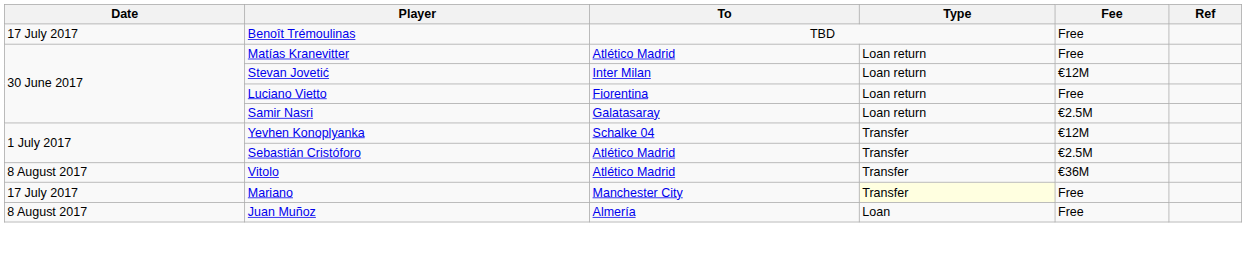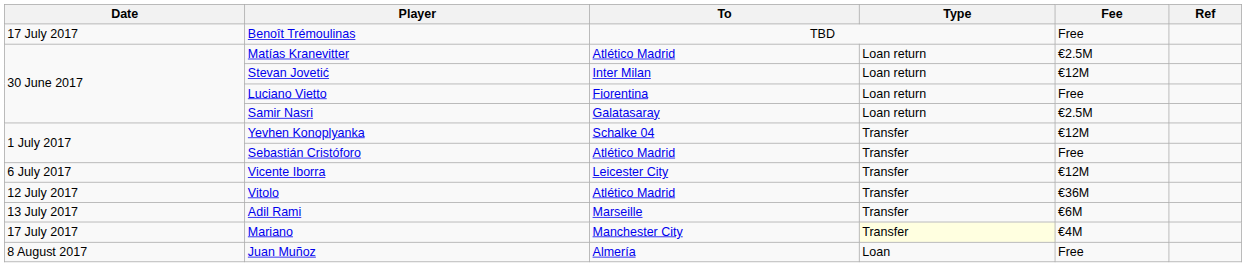(1071, 53) Free -> (1075, 53) €2.5M
(1075, 152) €2.5M -> (1071, 152) Free
+ row: (287, 172)
(47, 172) 8 August 2017 -> (43, 192) 12 July 2017
+ row: (275, 212)
(1071, 192) Free -> (1070, 232) €4M
